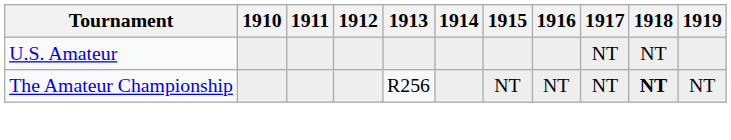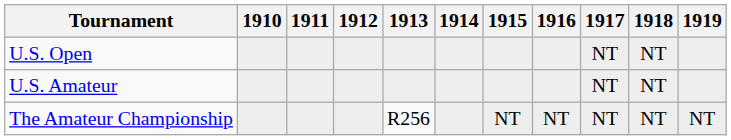+ row: (51, 53)
(653, 86) bold -> (653, 118) normal
